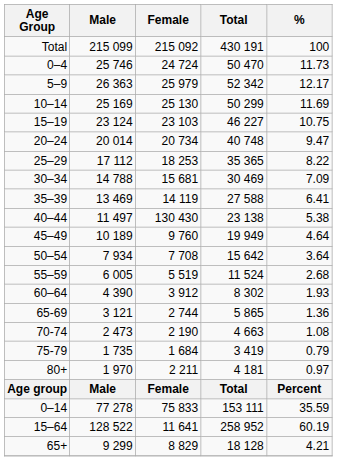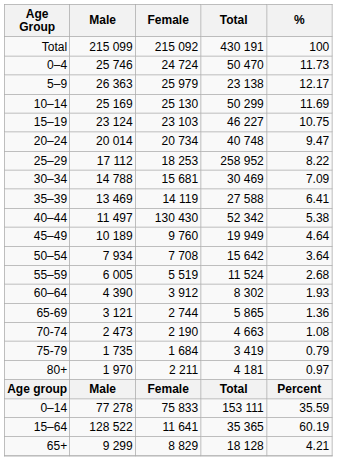(245, 84) 52 342 -> (245, 84) 23 138
(245, 160) 35 365 -> (242, 160) 258 952
(245, 217) 23 138 -> (245, 217) 52 342
(242, 427) 258 952 -> (245, 427) 35 365
